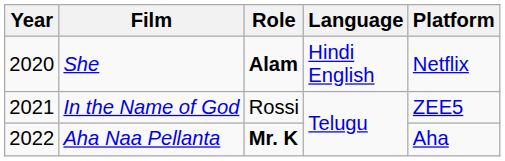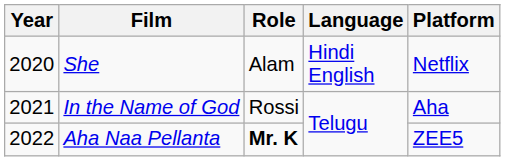(273, 63) bold -> (272, 63) normal
(438, 107) ZEE5 -> (431, 107) Aha
(431, 139) Aha -> (438, 139) ZEE5
